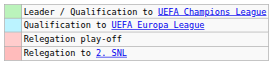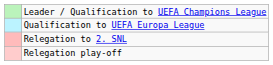rows swapped: (73, 39) <-> (75, 53)
